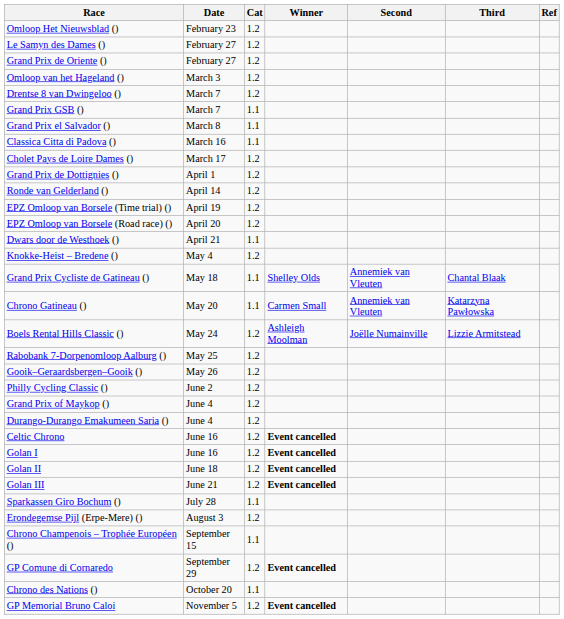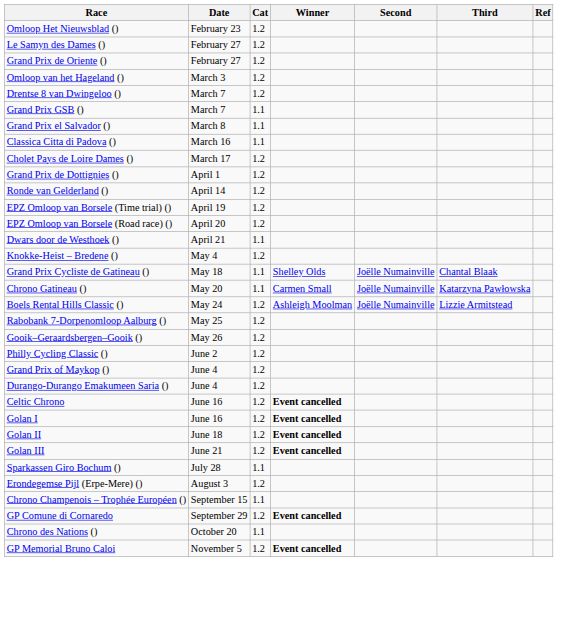(380, 278) Annemiek van Vleuten -> (396, 272) Joëlle Numainville
(380, 305) Annemiek van Vleuten -> (396, 288) Joëlle Numainville
